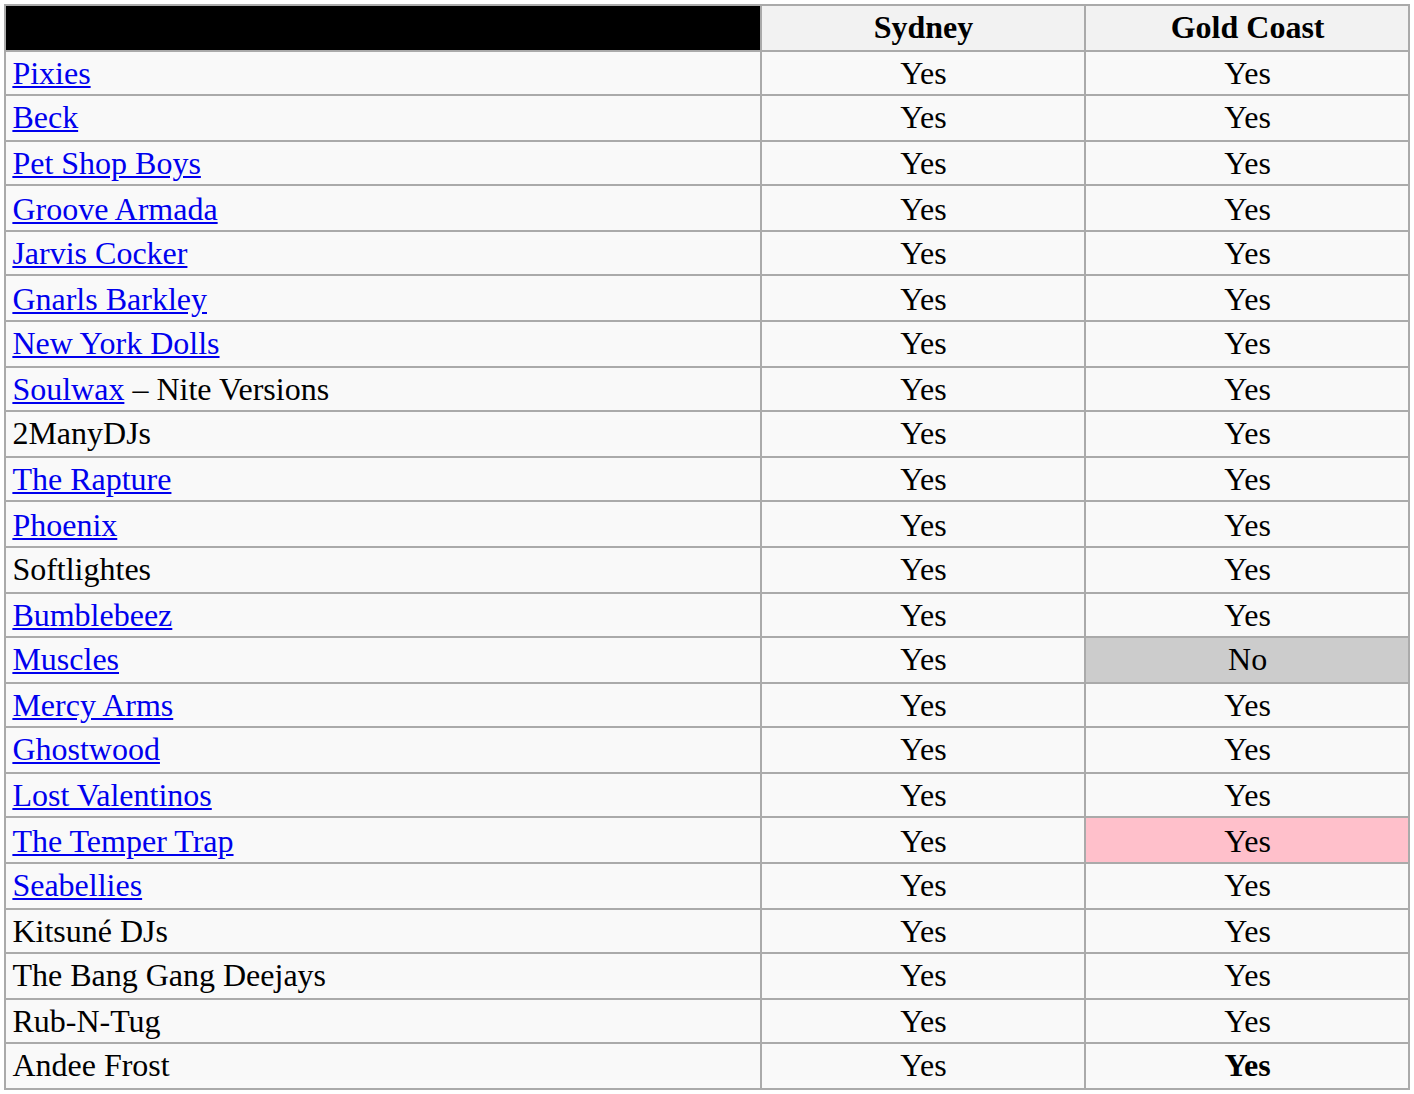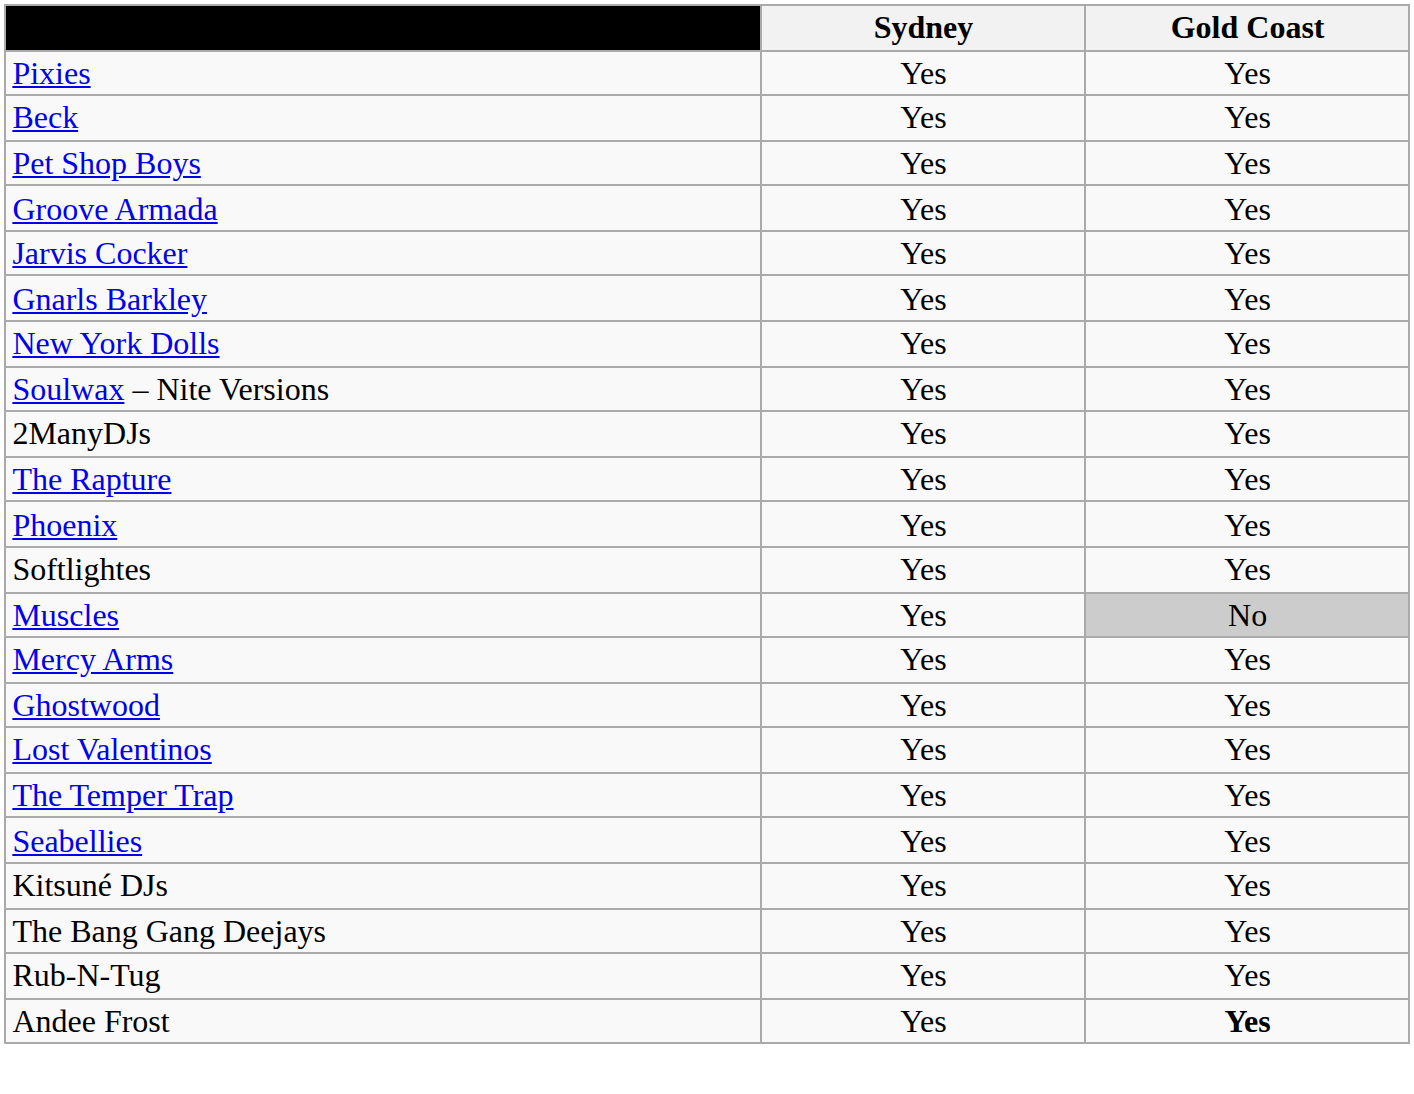- row: (92, 614)
(1248, 840) pink background -> (1248, 795) no background
